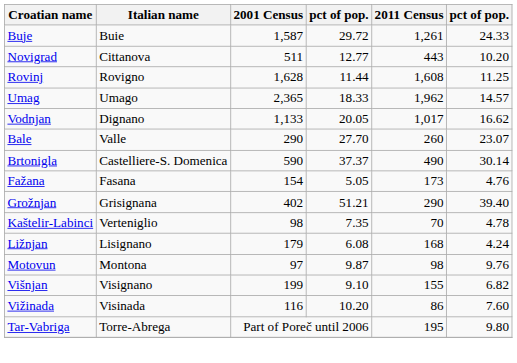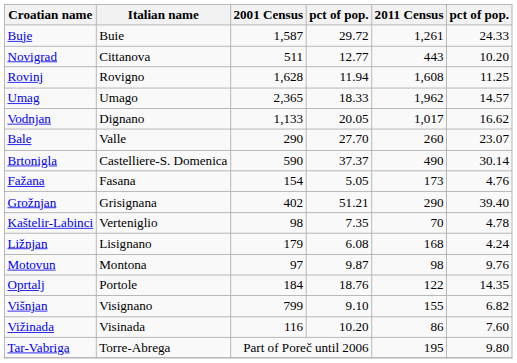(354, 77) 11.44 -> (354, 77) 11.94
+ row: (26, 285)
(293, 285) 199 -> (293, 306) 799
